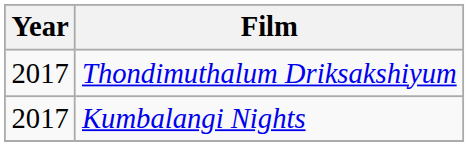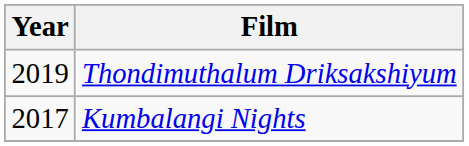(40, 72) 2017 -> (40, 72) 2019
